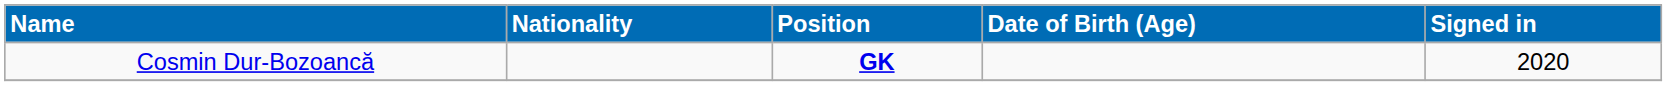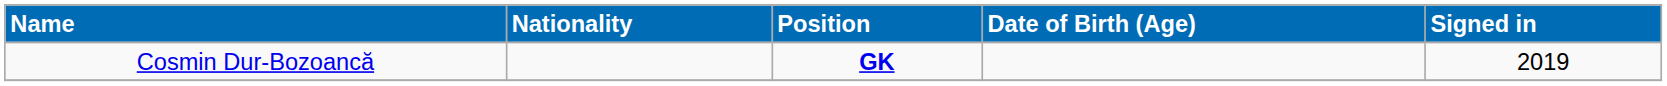(1543, 61) 2020 -> (1543, 61) 2019
